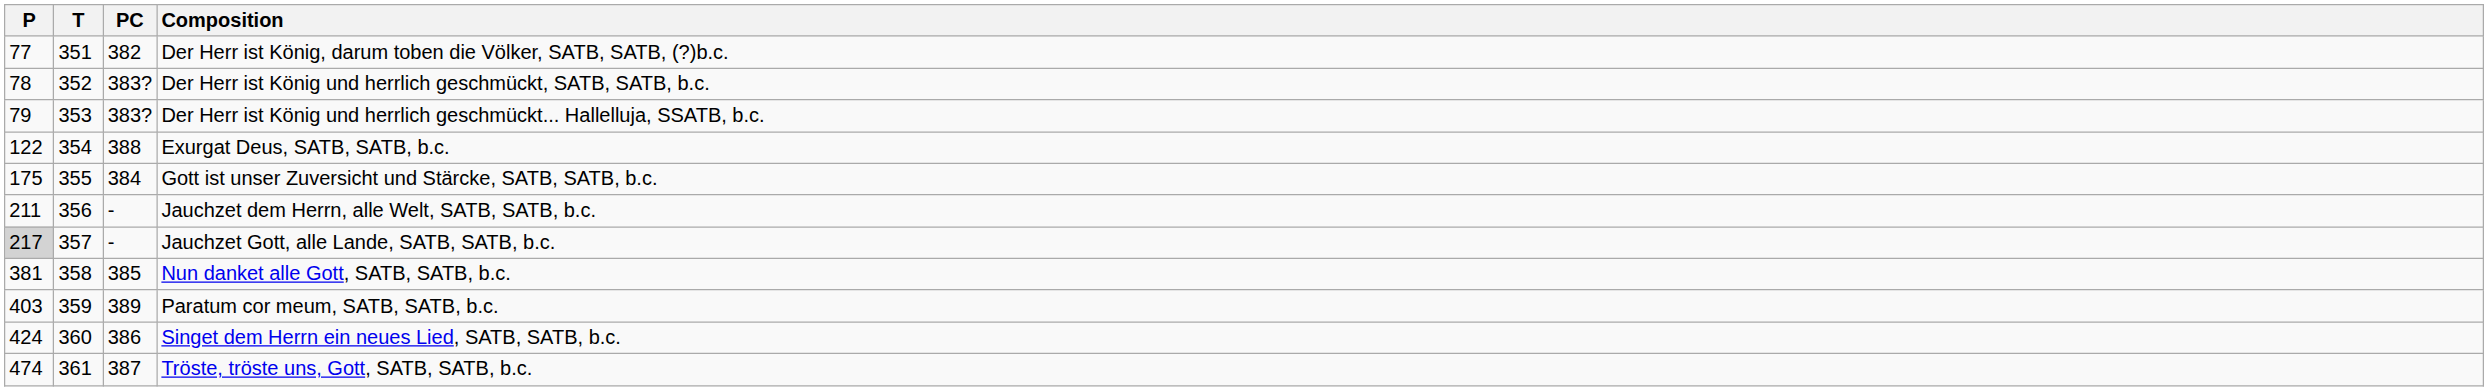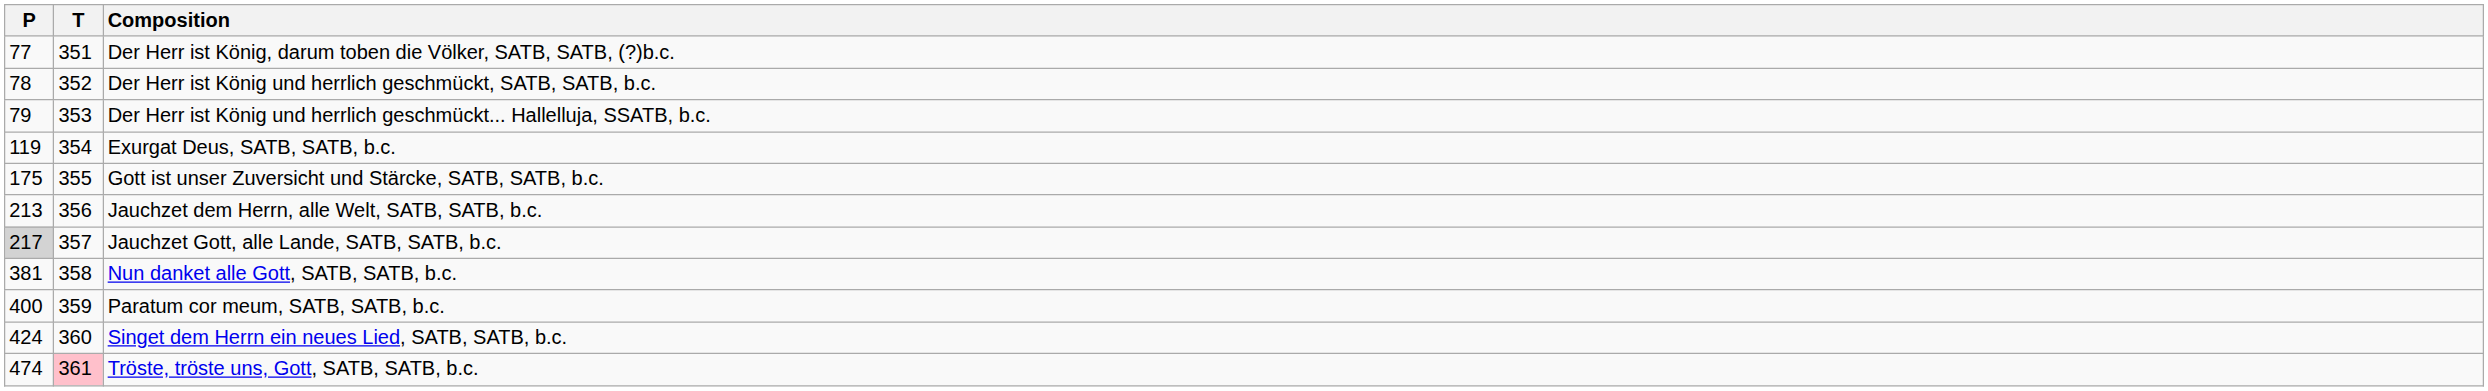- column: (130, 20)
(26, 147) 122 -> (25, 147) 119
(25, 210) 211 -> (26, 210) 213
(26, 305) 403 -> (26, 305) 400
(75, 369) no background -> (75, 369) pink background
